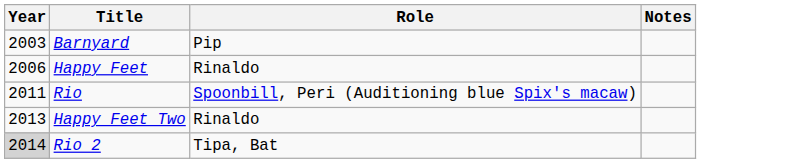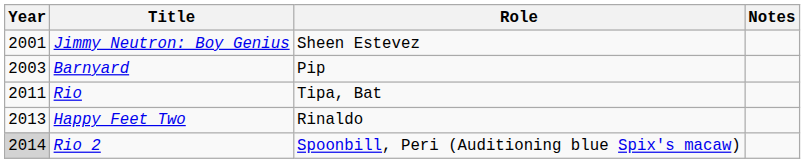+ row: (172, 43)
- row: (101, 69)
(415, 94) Spoonbill, Peri (Auditioning blue Spix's macaw) -> (340, 94) Tipa, Bat
(236, 146) Tipa, Bat -> (519, 146) Spoonbill, Peri (Auditioning blue Spix's macaw)
